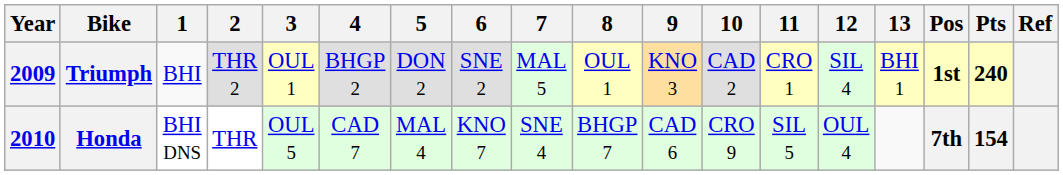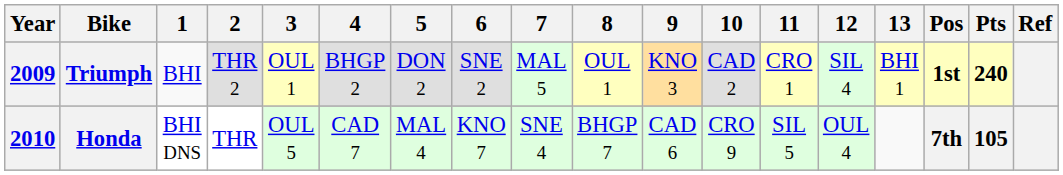(991, 138) 154 -> (991, 138) 105
